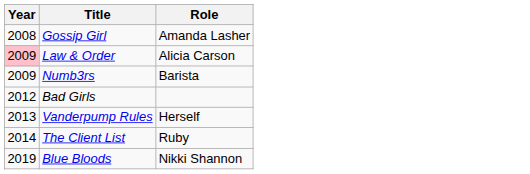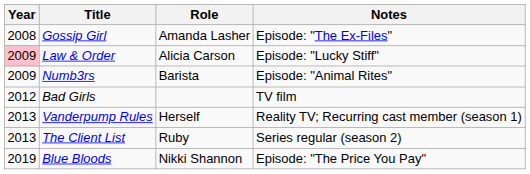+ column: (389, 14)
(22, 138) 2014 -> (22, 138) 2013
